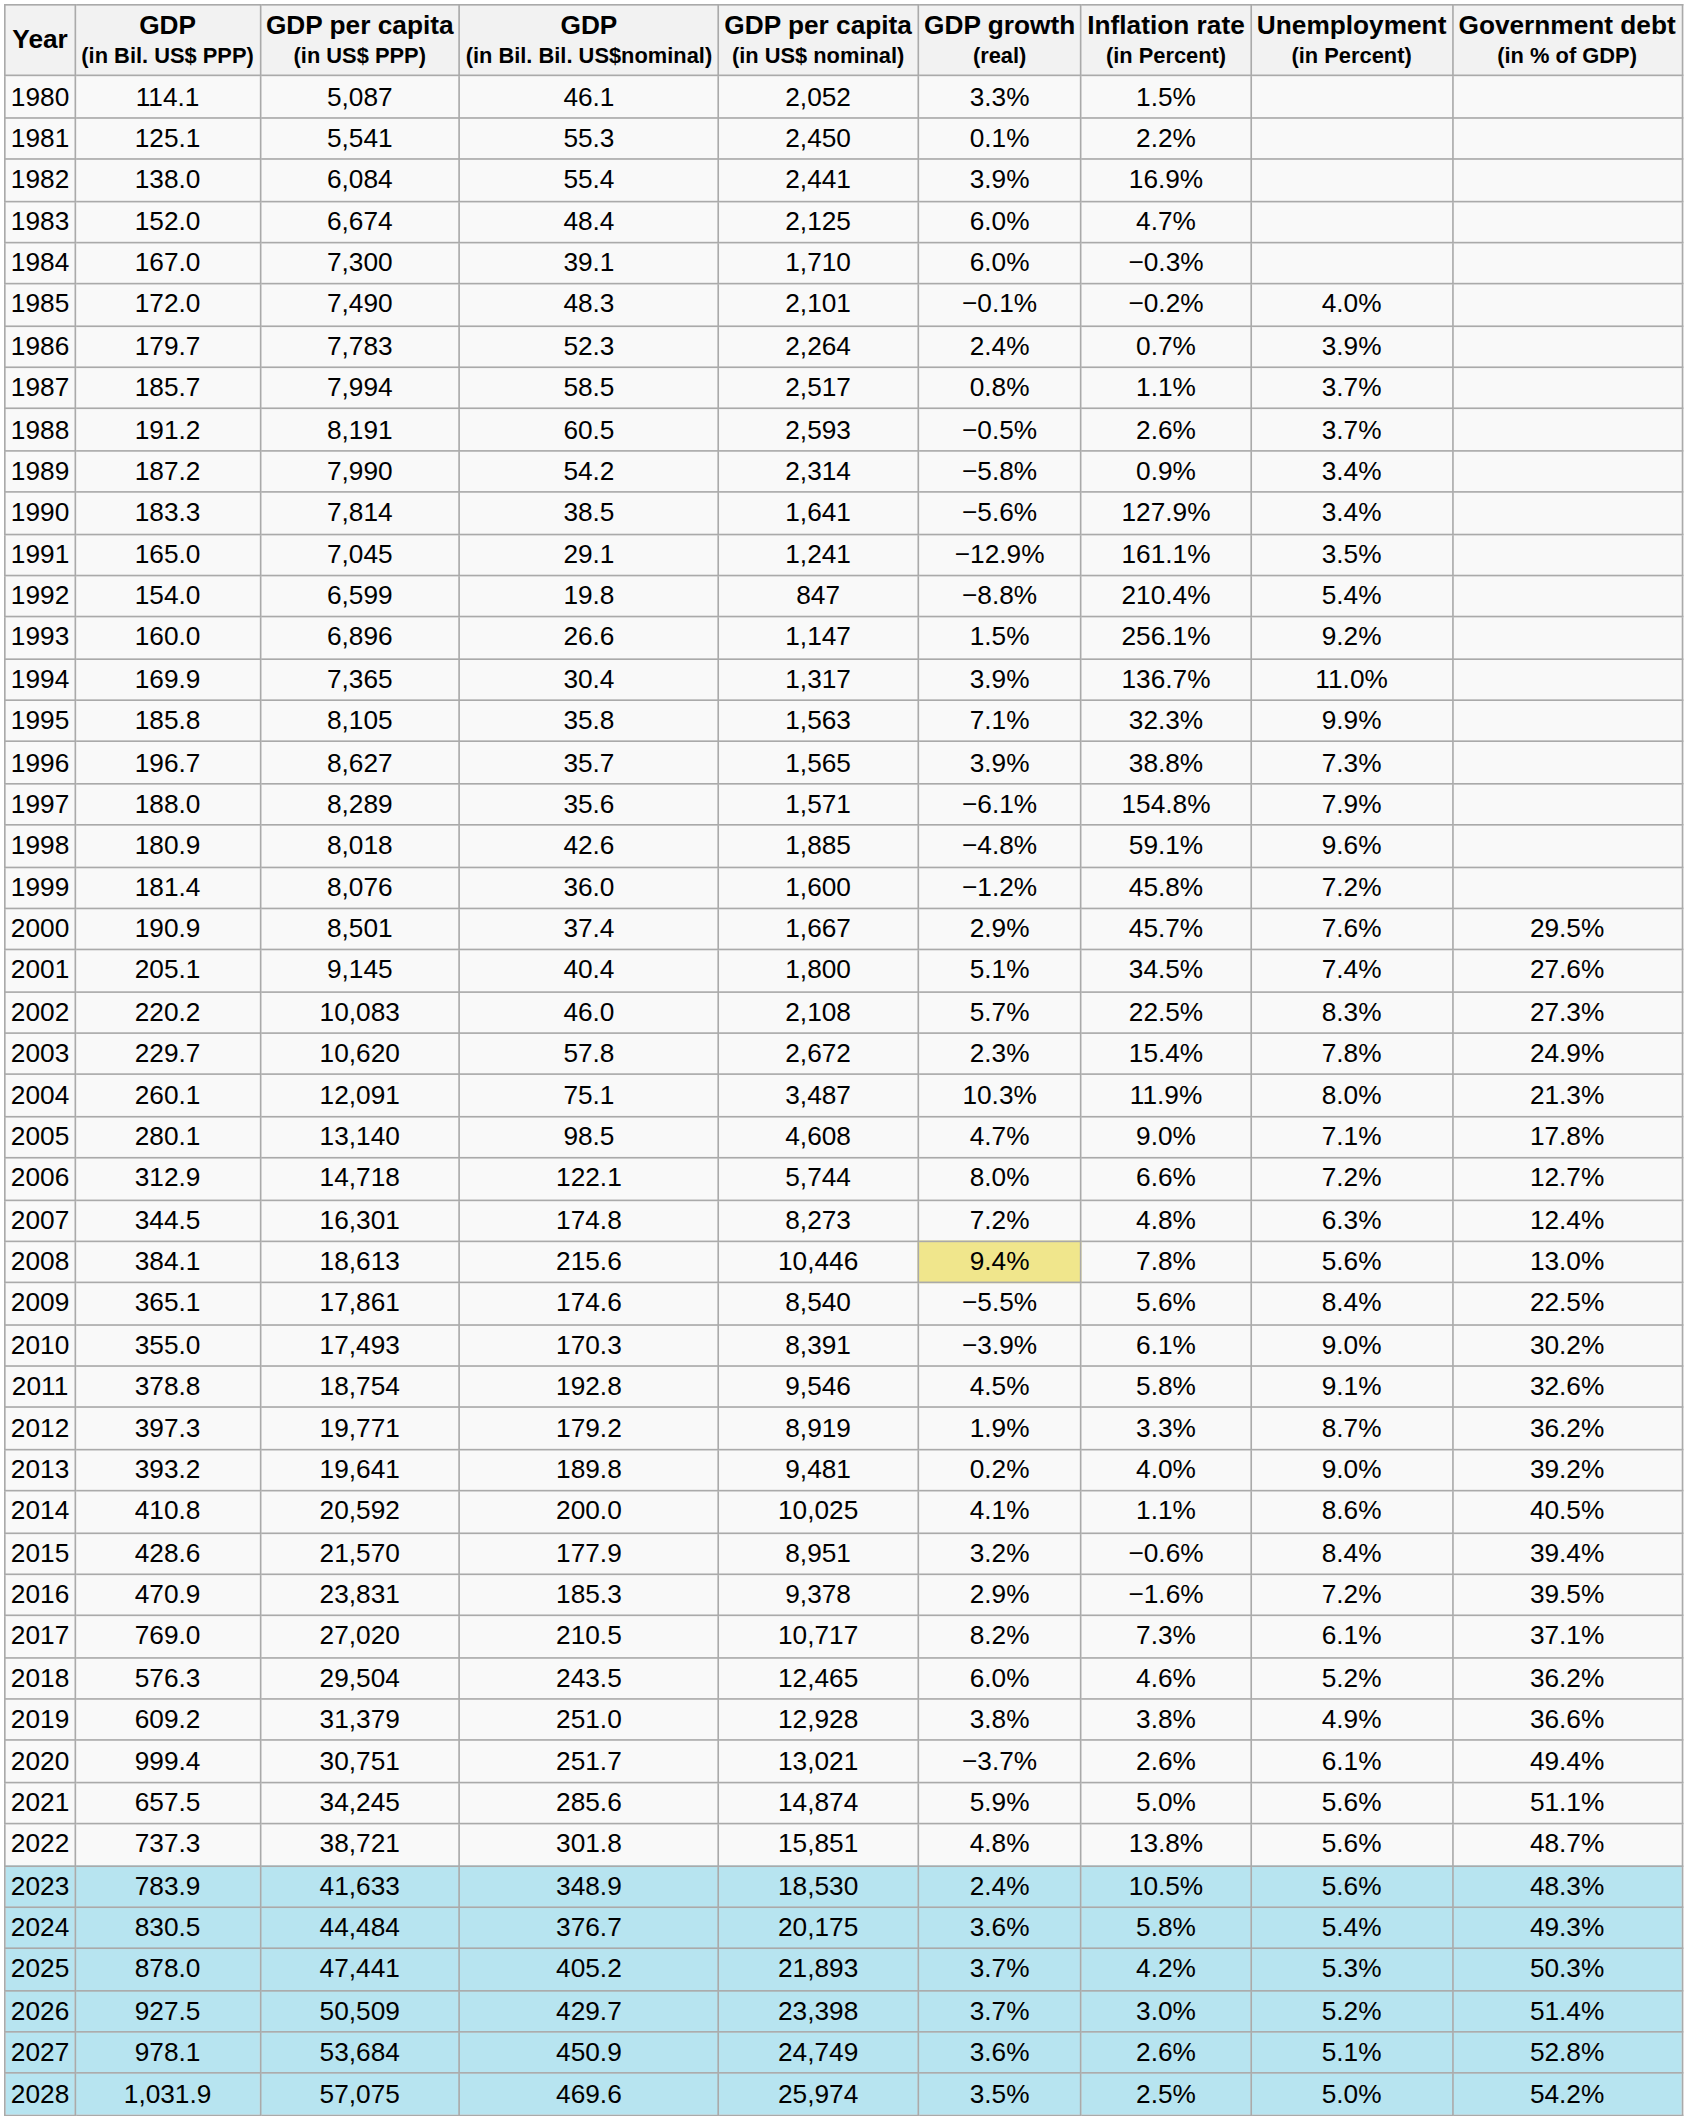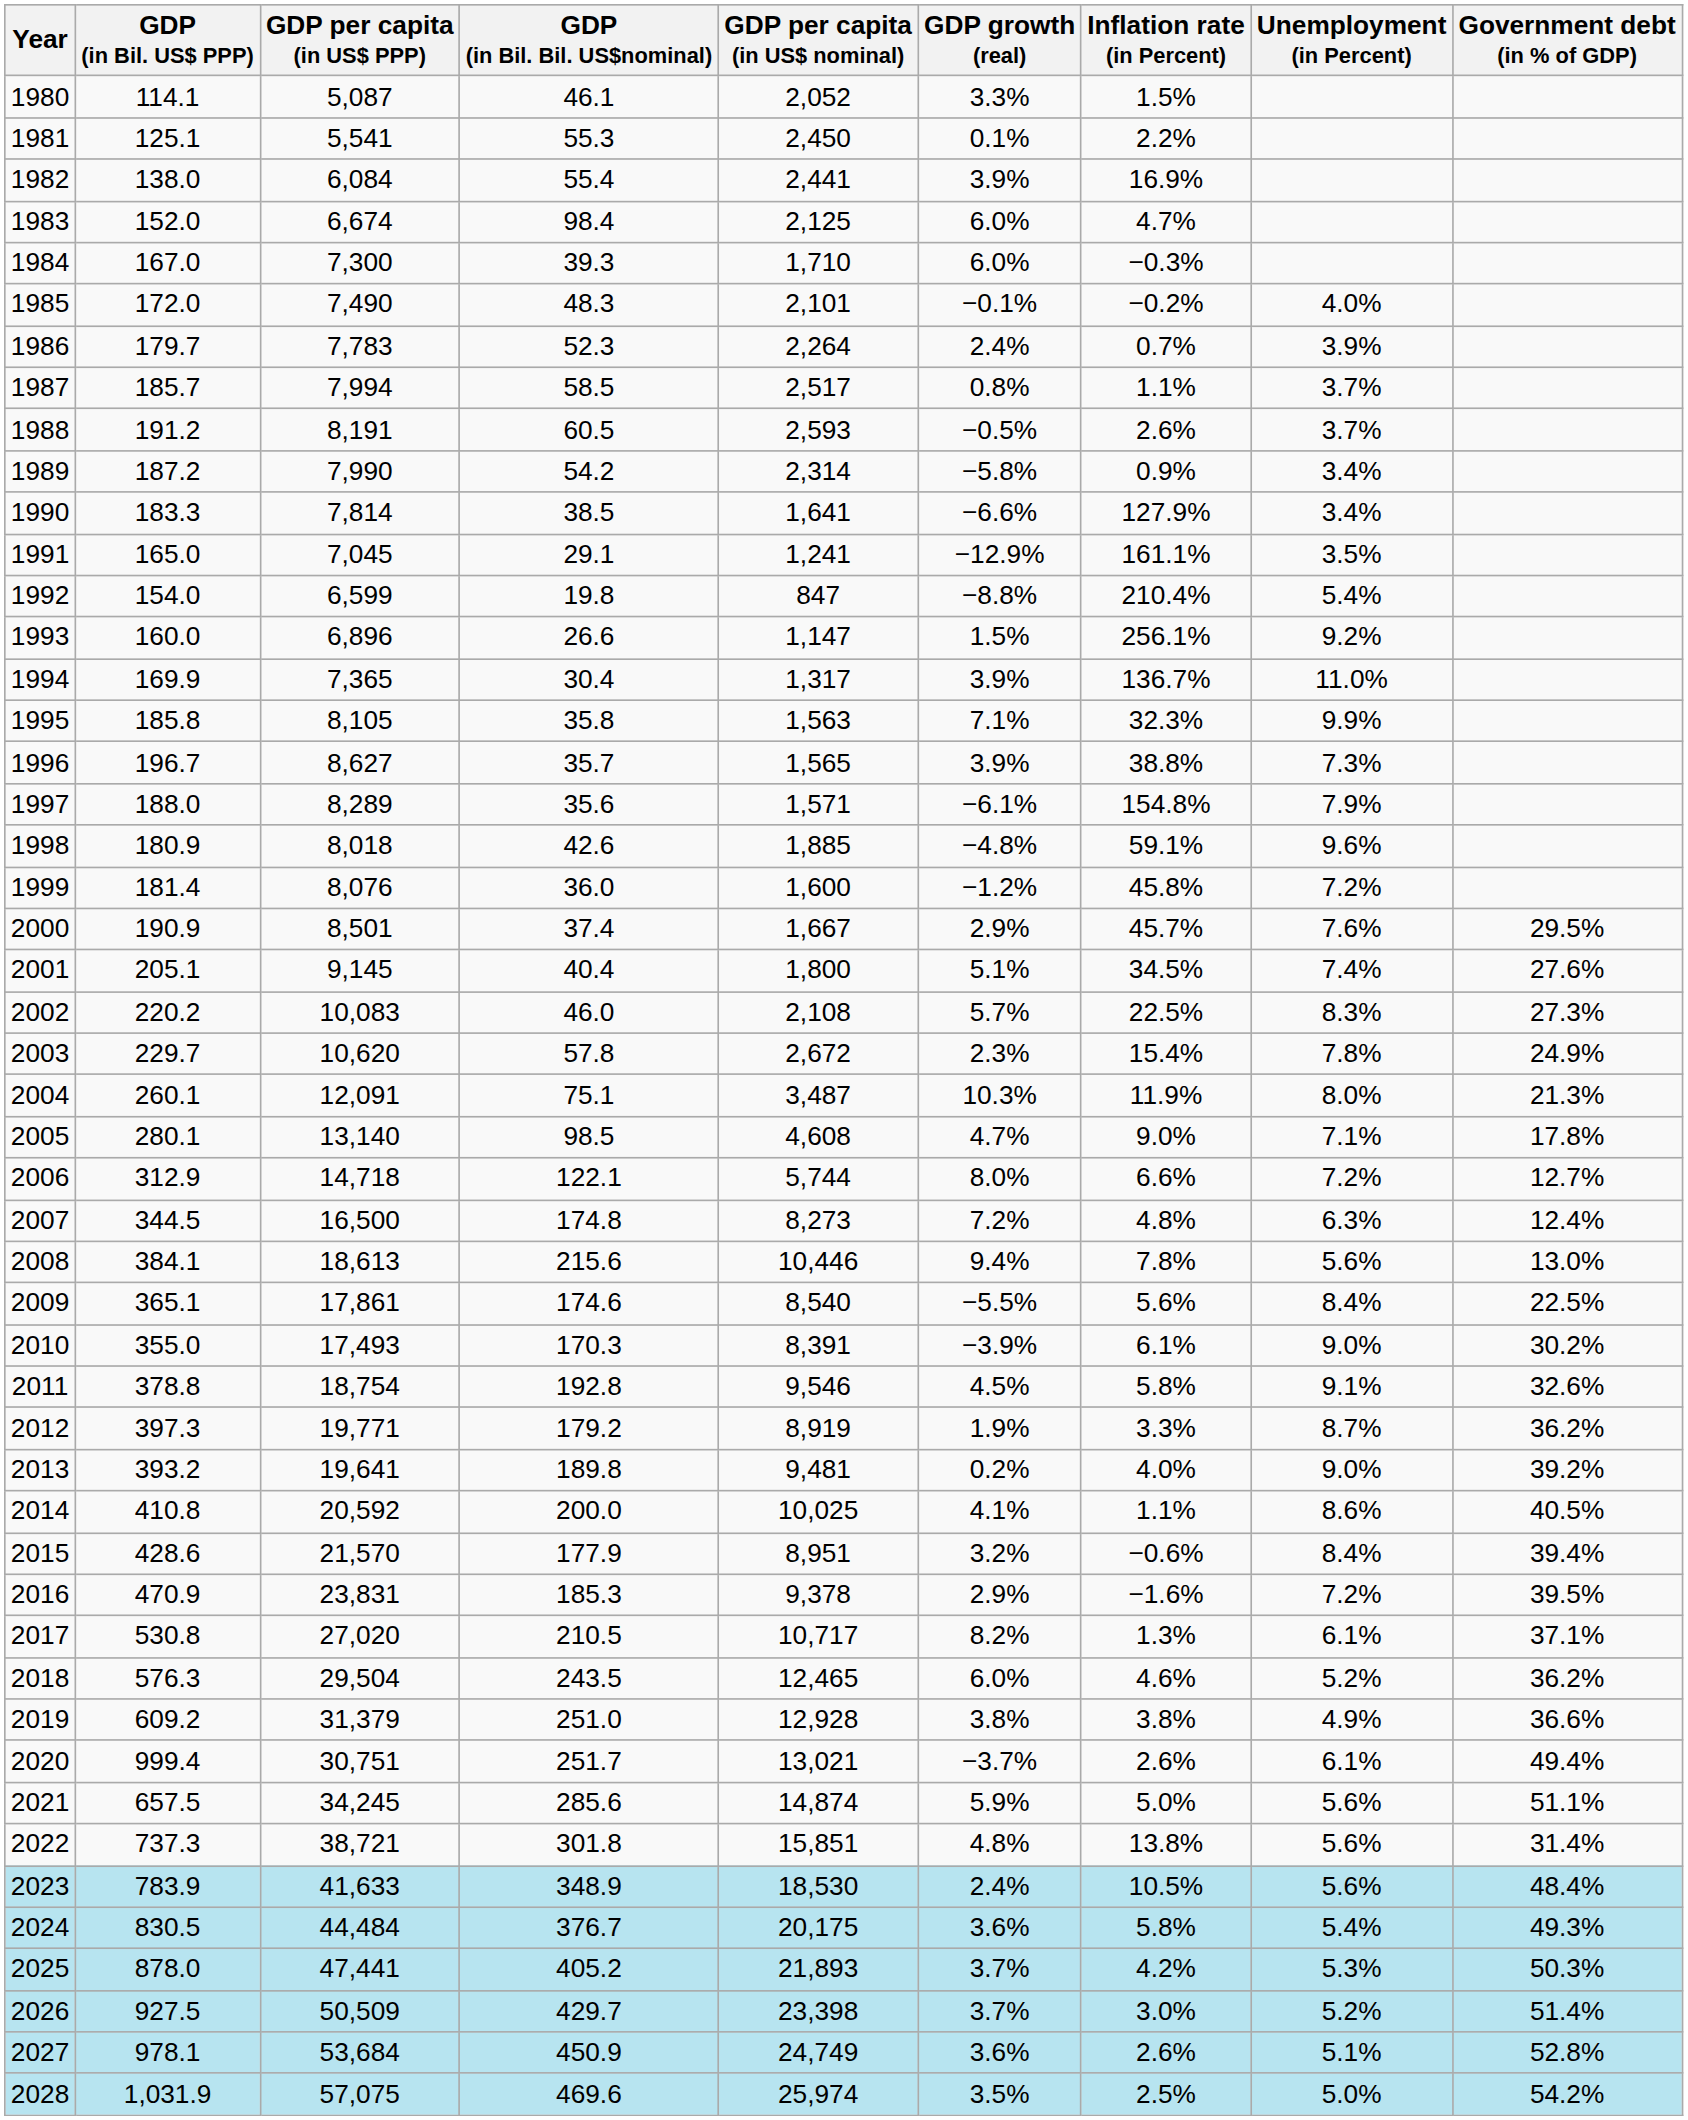(589, 221) 48.4 -> (589, 221) 98.4
(589, 262) 39.1 -> (589, 262) 39.3
(1000, 512) −5.6% -> (1000, 512) −6.6%
(360, 1220) 16,301 -> (360, 1220) 16,500
(1000, 1261) khaki background -> (1000, 1261) no background
(168, 1636) 769.0 -> (168, 1636) 530.8
(1166, 1636) 7.3% -> (1166, 1636) 1.3%
(1567, 1844) 48.7% -> (1567, 1844) 31.4%
(1567, 1885) 48.3% -> (1567, 1885) 48.4%
